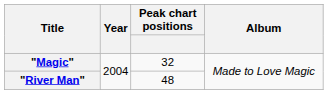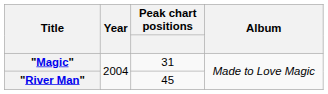(168, 62) 32 -> (168, 62) 31
(168, 80) 48 -> (168, 80) 45
